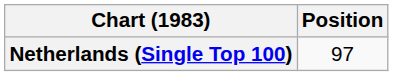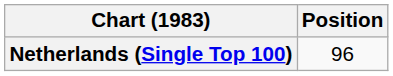(343, 53) 97 -> (343, 53) 96
